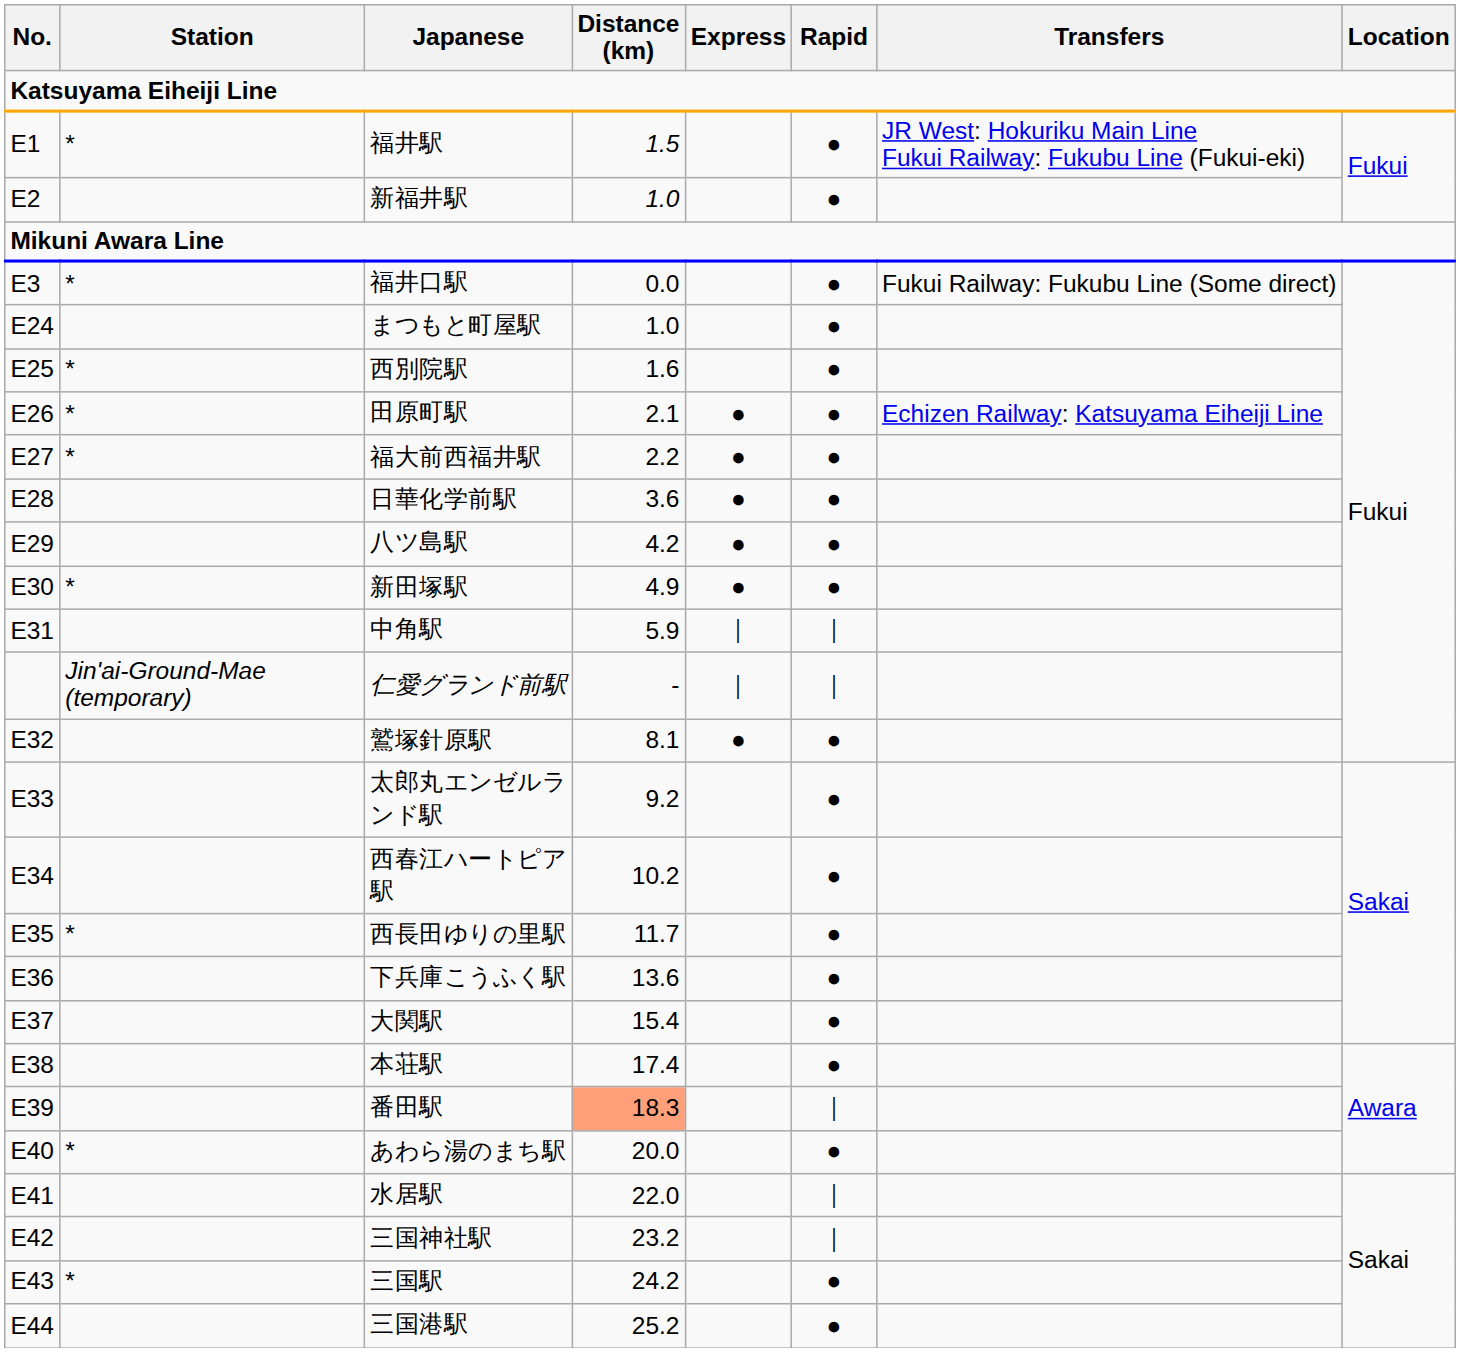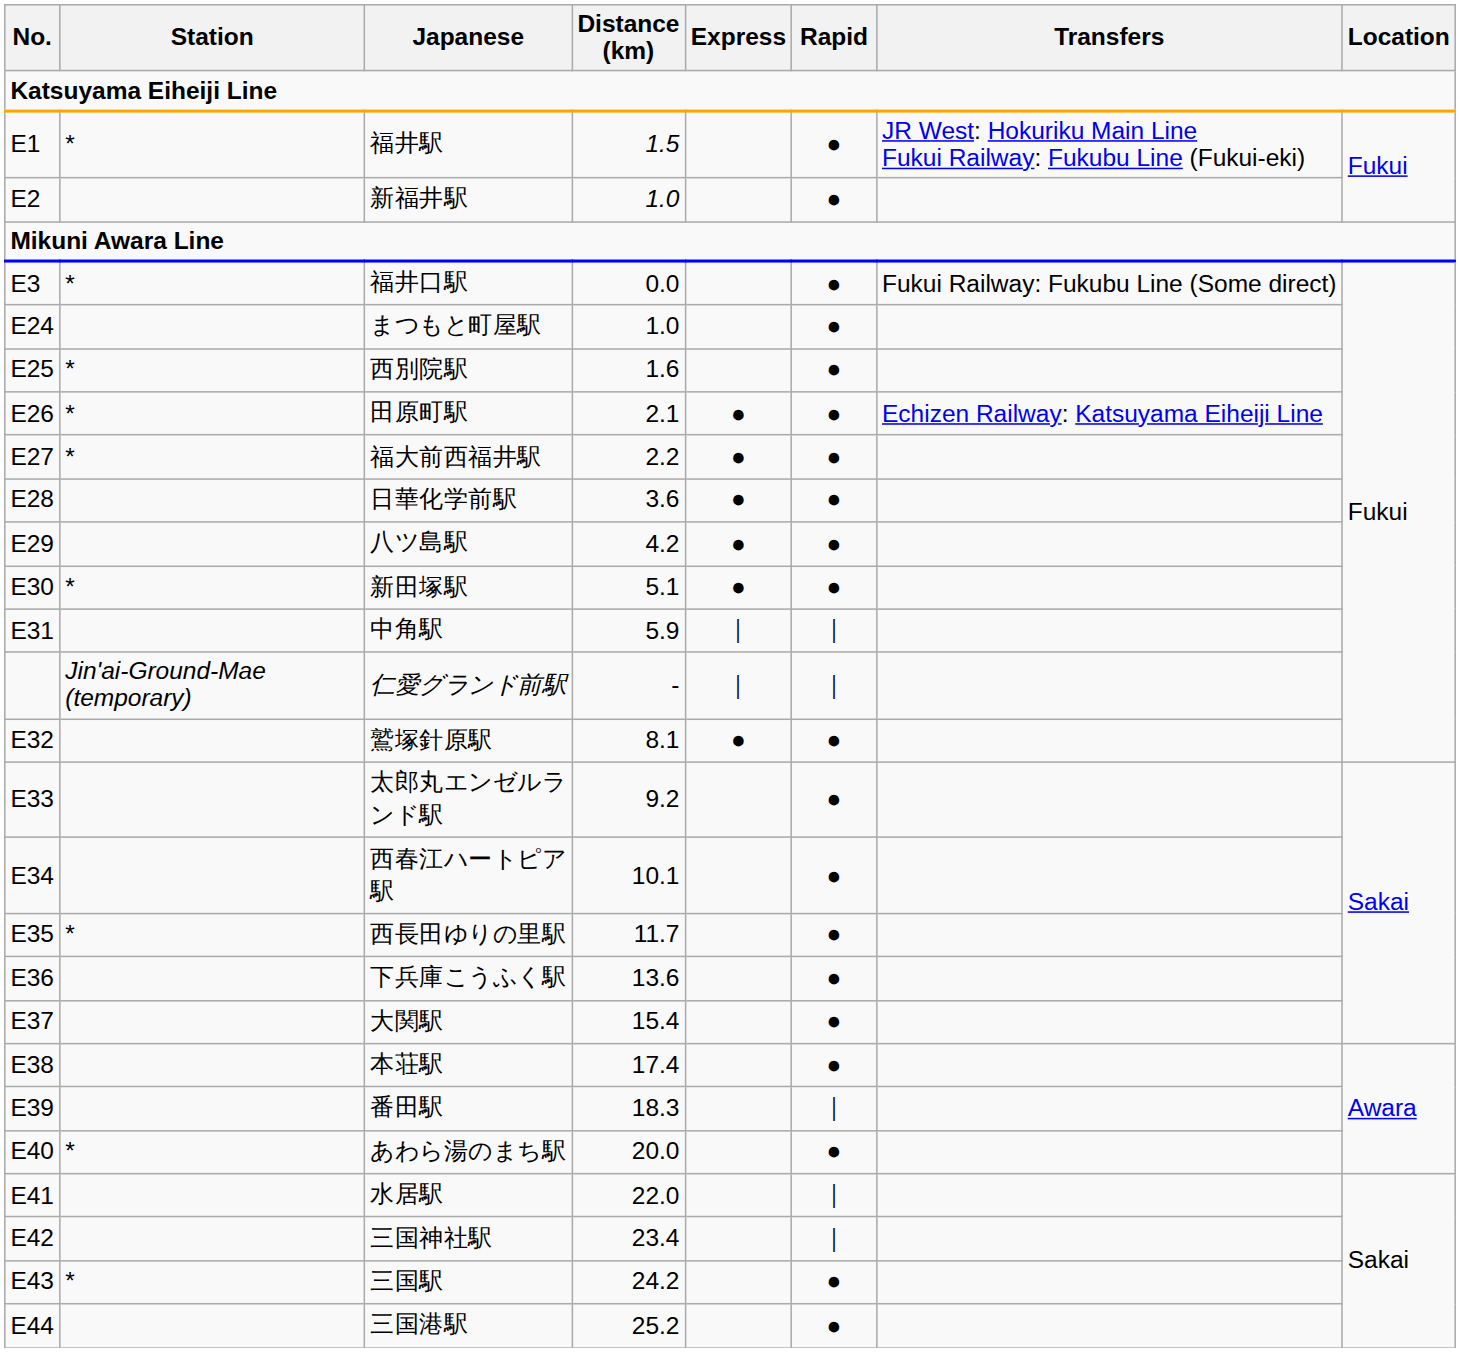(662, 586) 4.9 -> (662, 586) 5.1
(656, 875) 10.2 -> (656, 875) 10.1
(656, 1108) lightsalmon background -> (656, 1108) no background
(656, 1238) 23.2 -> (656, 1238) 23.4
